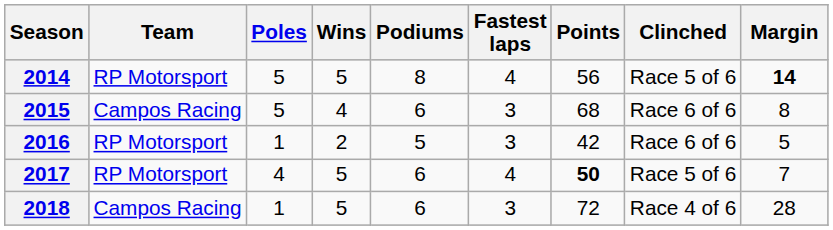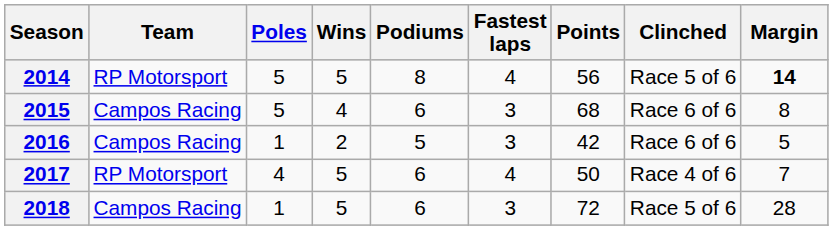(160, 142) RP Motorsport -> (168, 142) Campos Racing
(588, 175) bold -> (588, 175) normal
(683, 175) Race 5 of 6 -> (683, 175) Race 4 of 6
(683, 208) Race 4 of 6 -> (683, 208) Race 5 of 6
